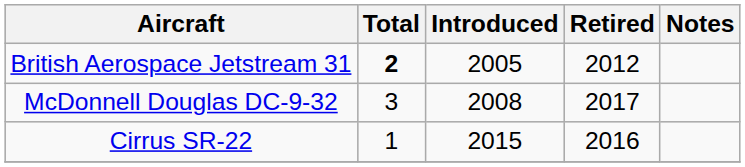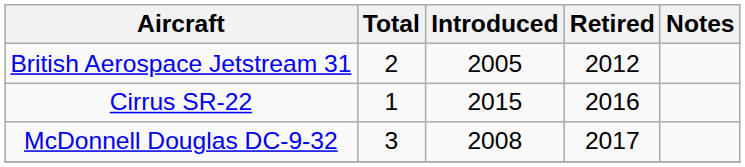(391, 63) bold -> (391, 63) normal
rows swapped: (181, 141) <-> (181, 102)
